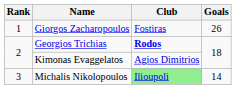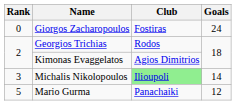(18, 28) 1 -> (18, 28) 0
(216, 28) 26 -> (216, 28) 24
(148, 44) bold -> (147, 44) normal
+ row: (62, 92)
